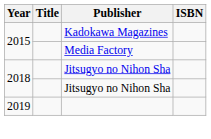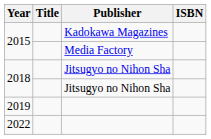+ row: (19, 124)
